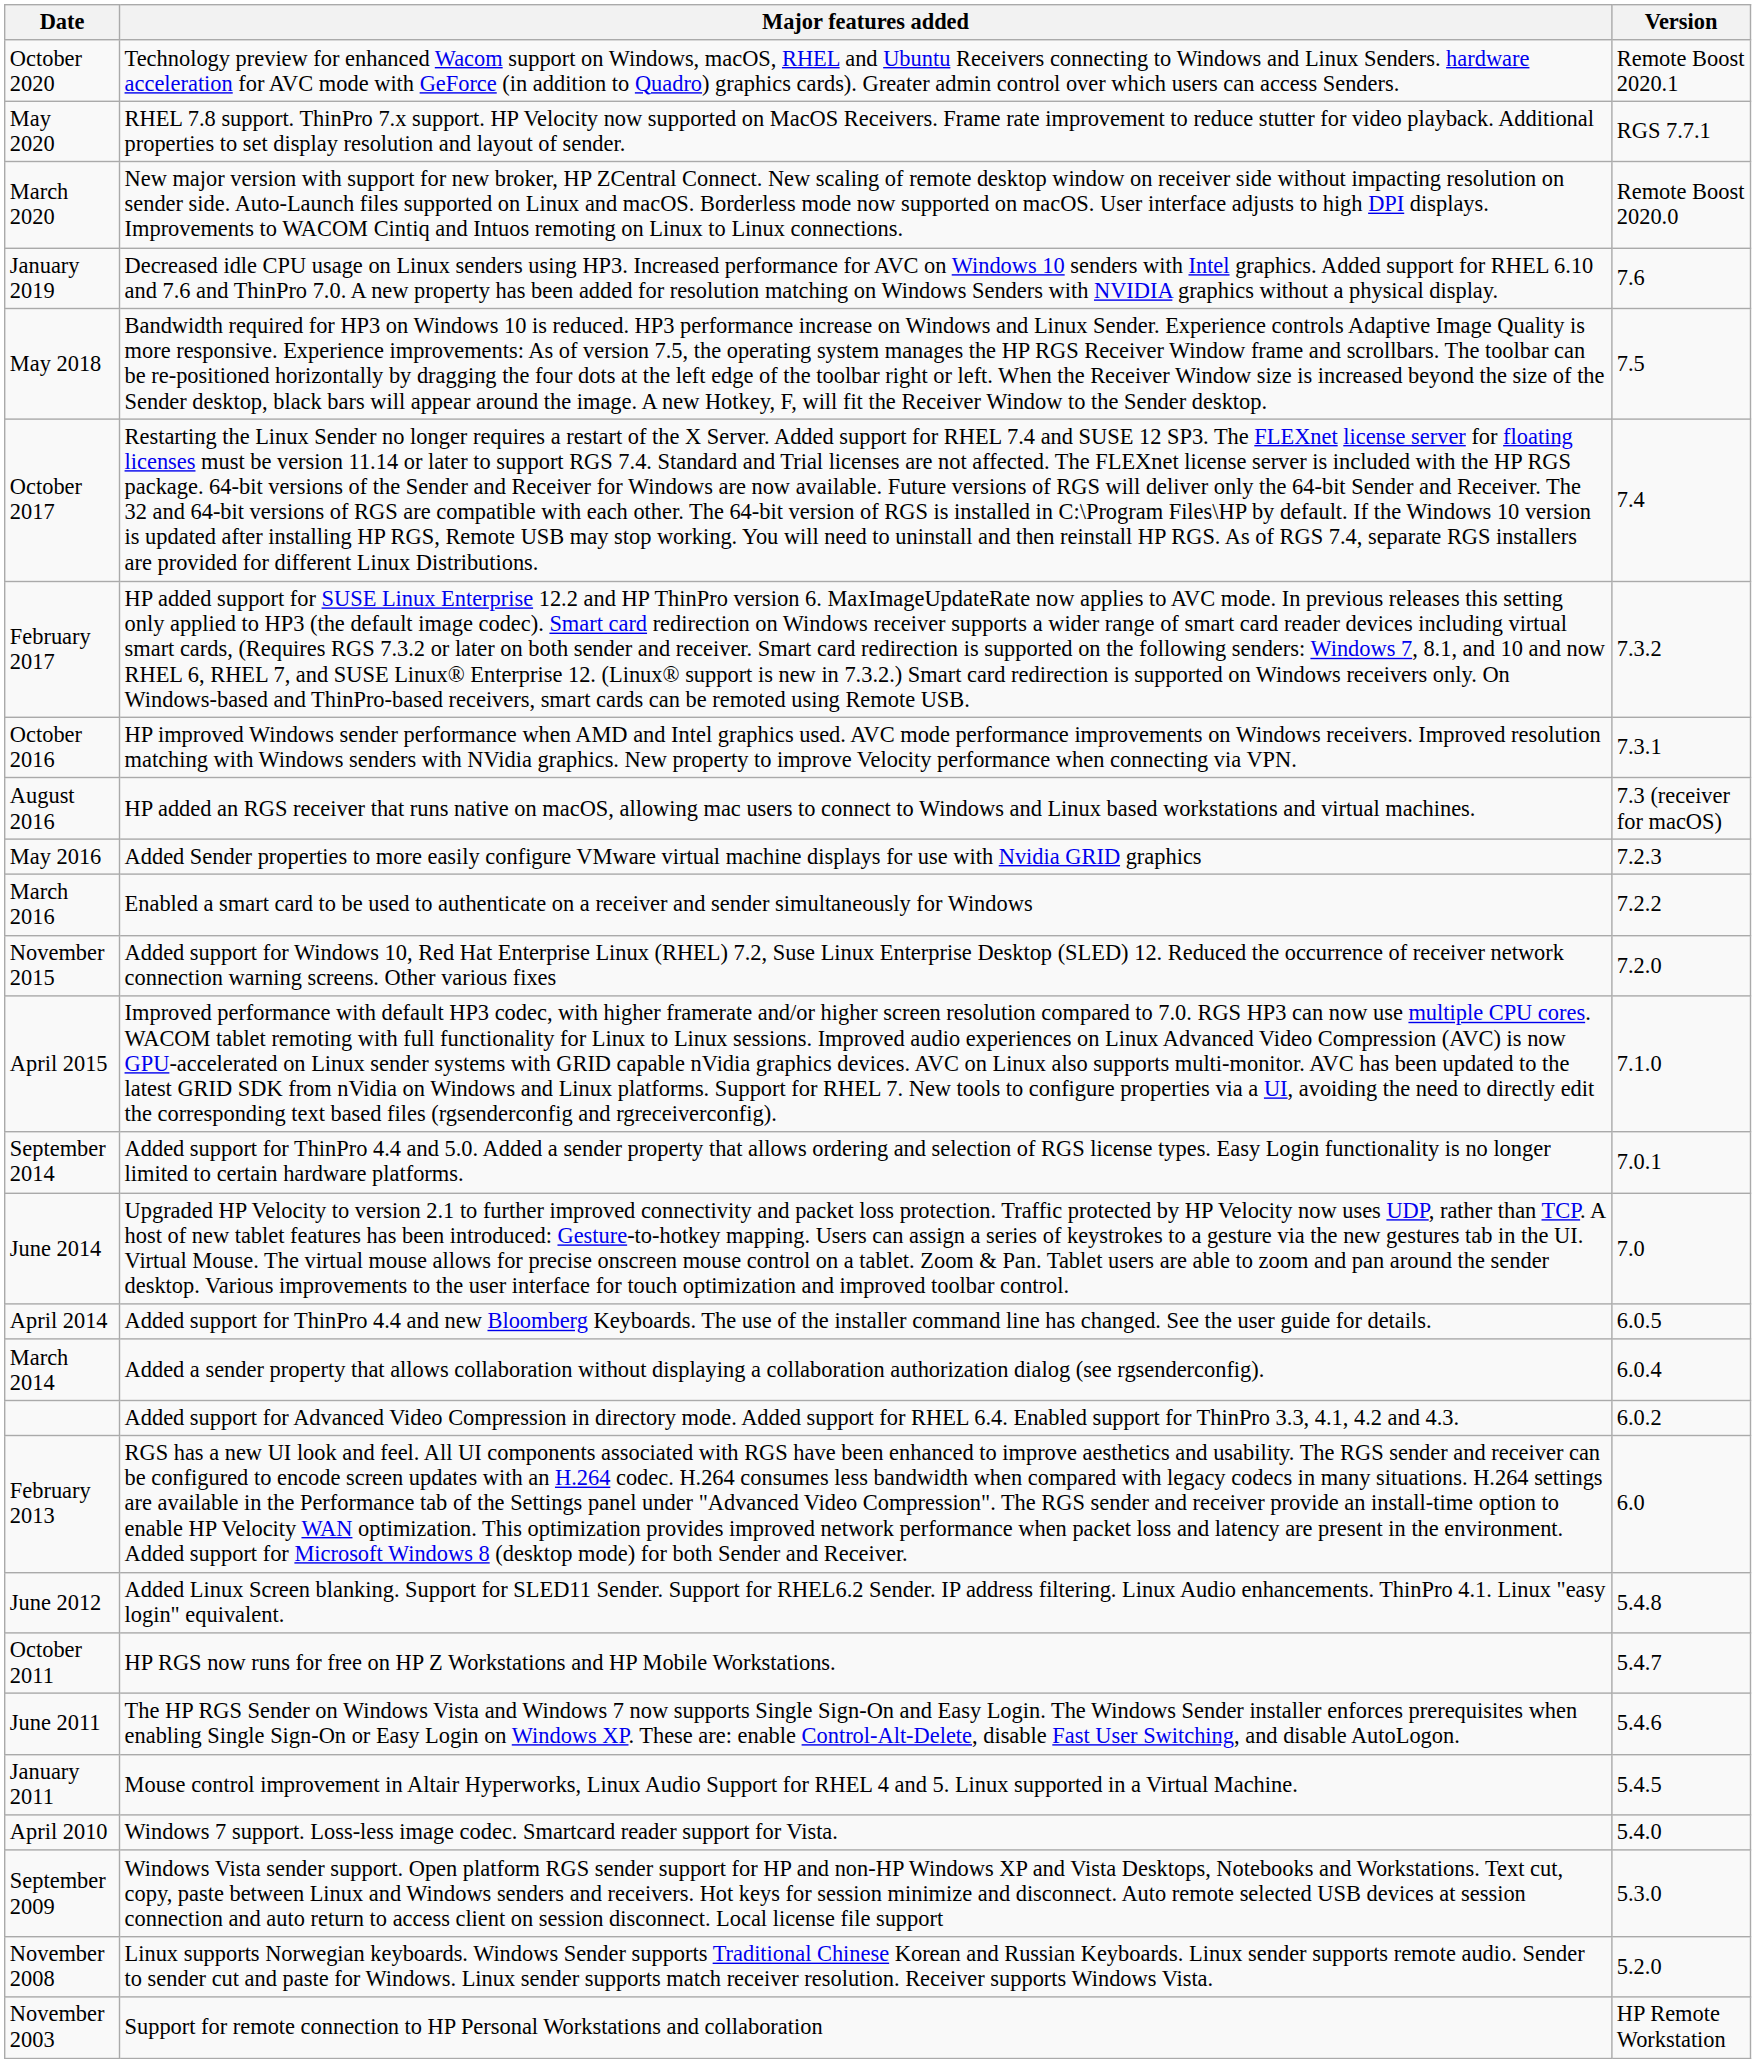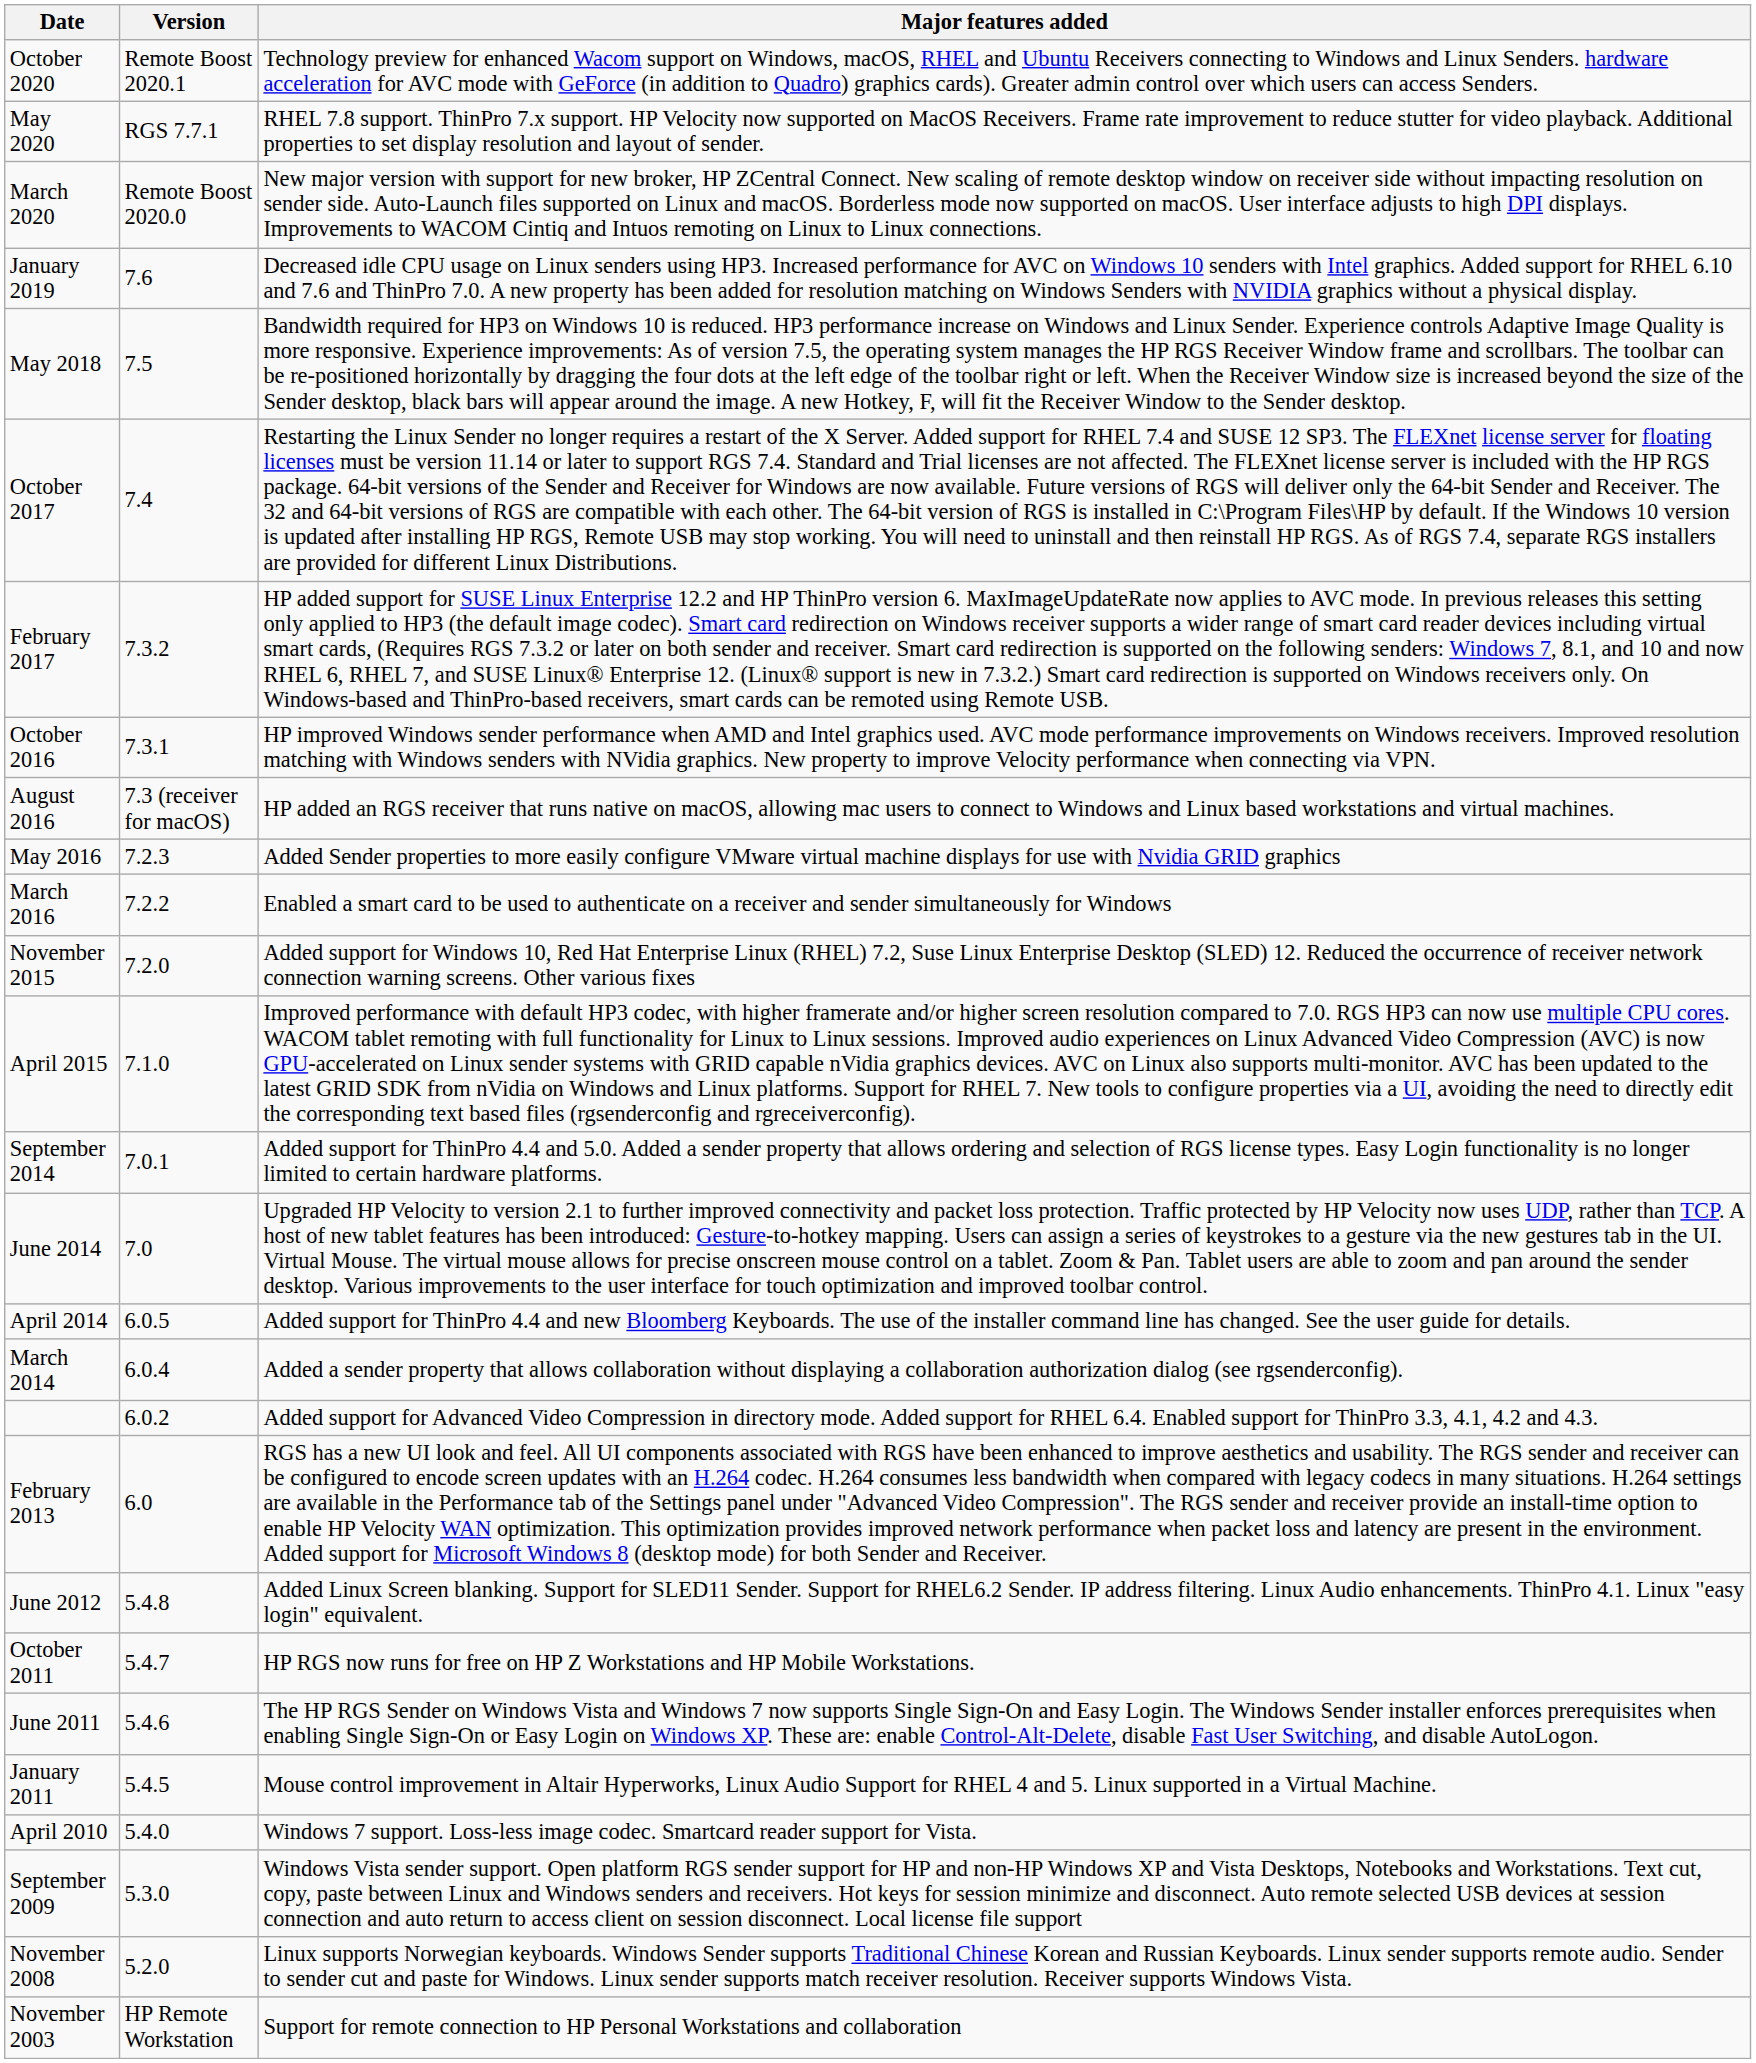columns swapped: (1681, 22) <-> (866, 22)
